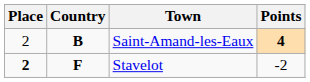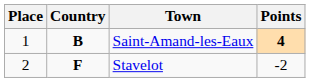(25, 41) 2 -> (25, 41) 1
(25, 65) bold -> (25, 65) normal
